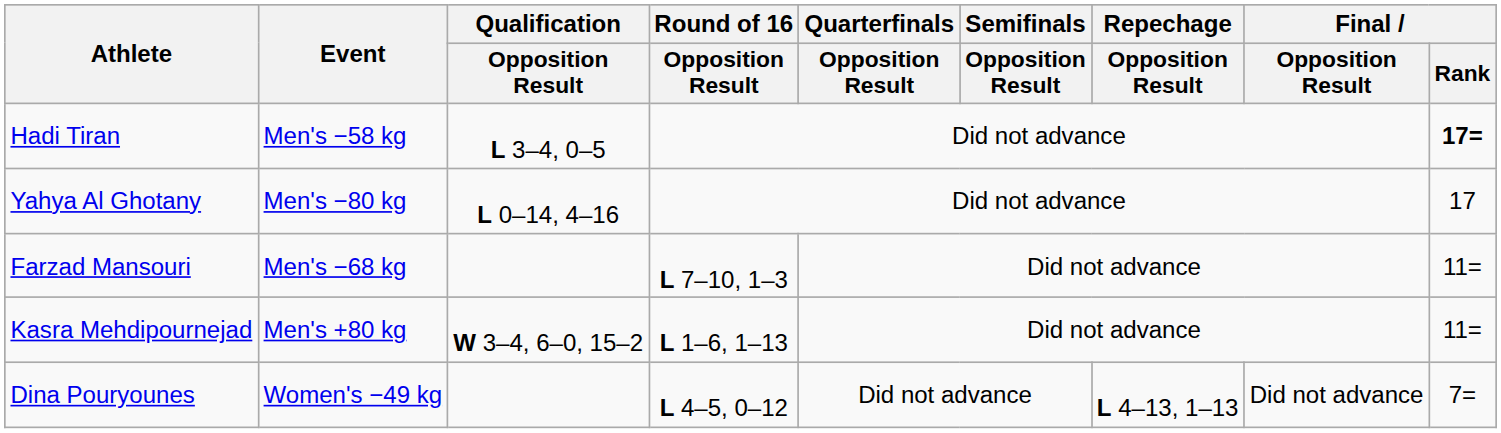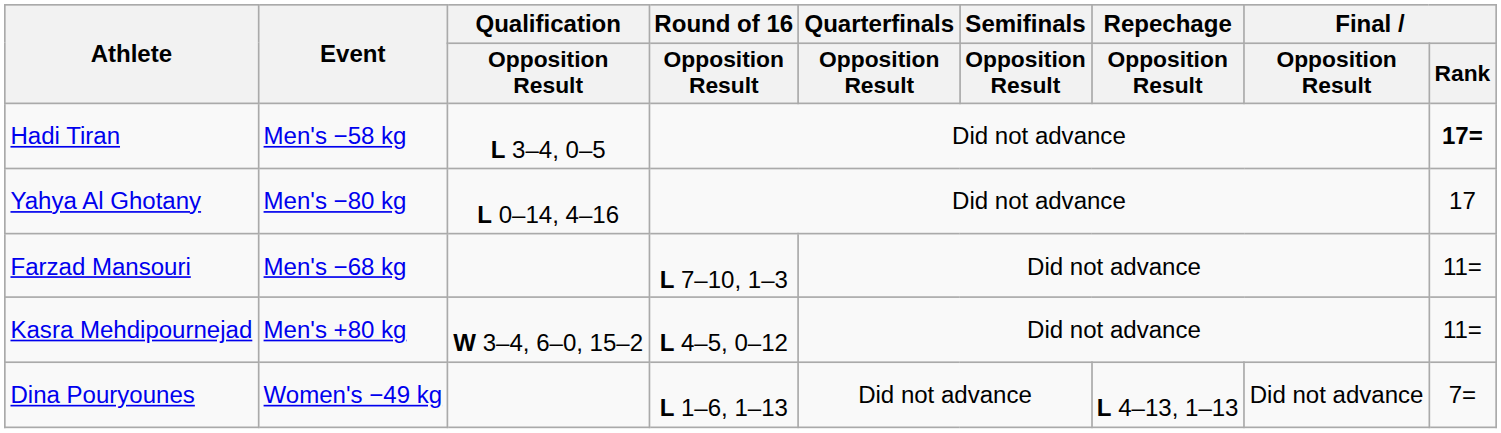(724, 344) L 1–6, 1–13 -> (724, 344) L 4–5, 0–12
(724, 409) L 4–5, 0–12 -> (724, 409) L 1–6, 1–13
